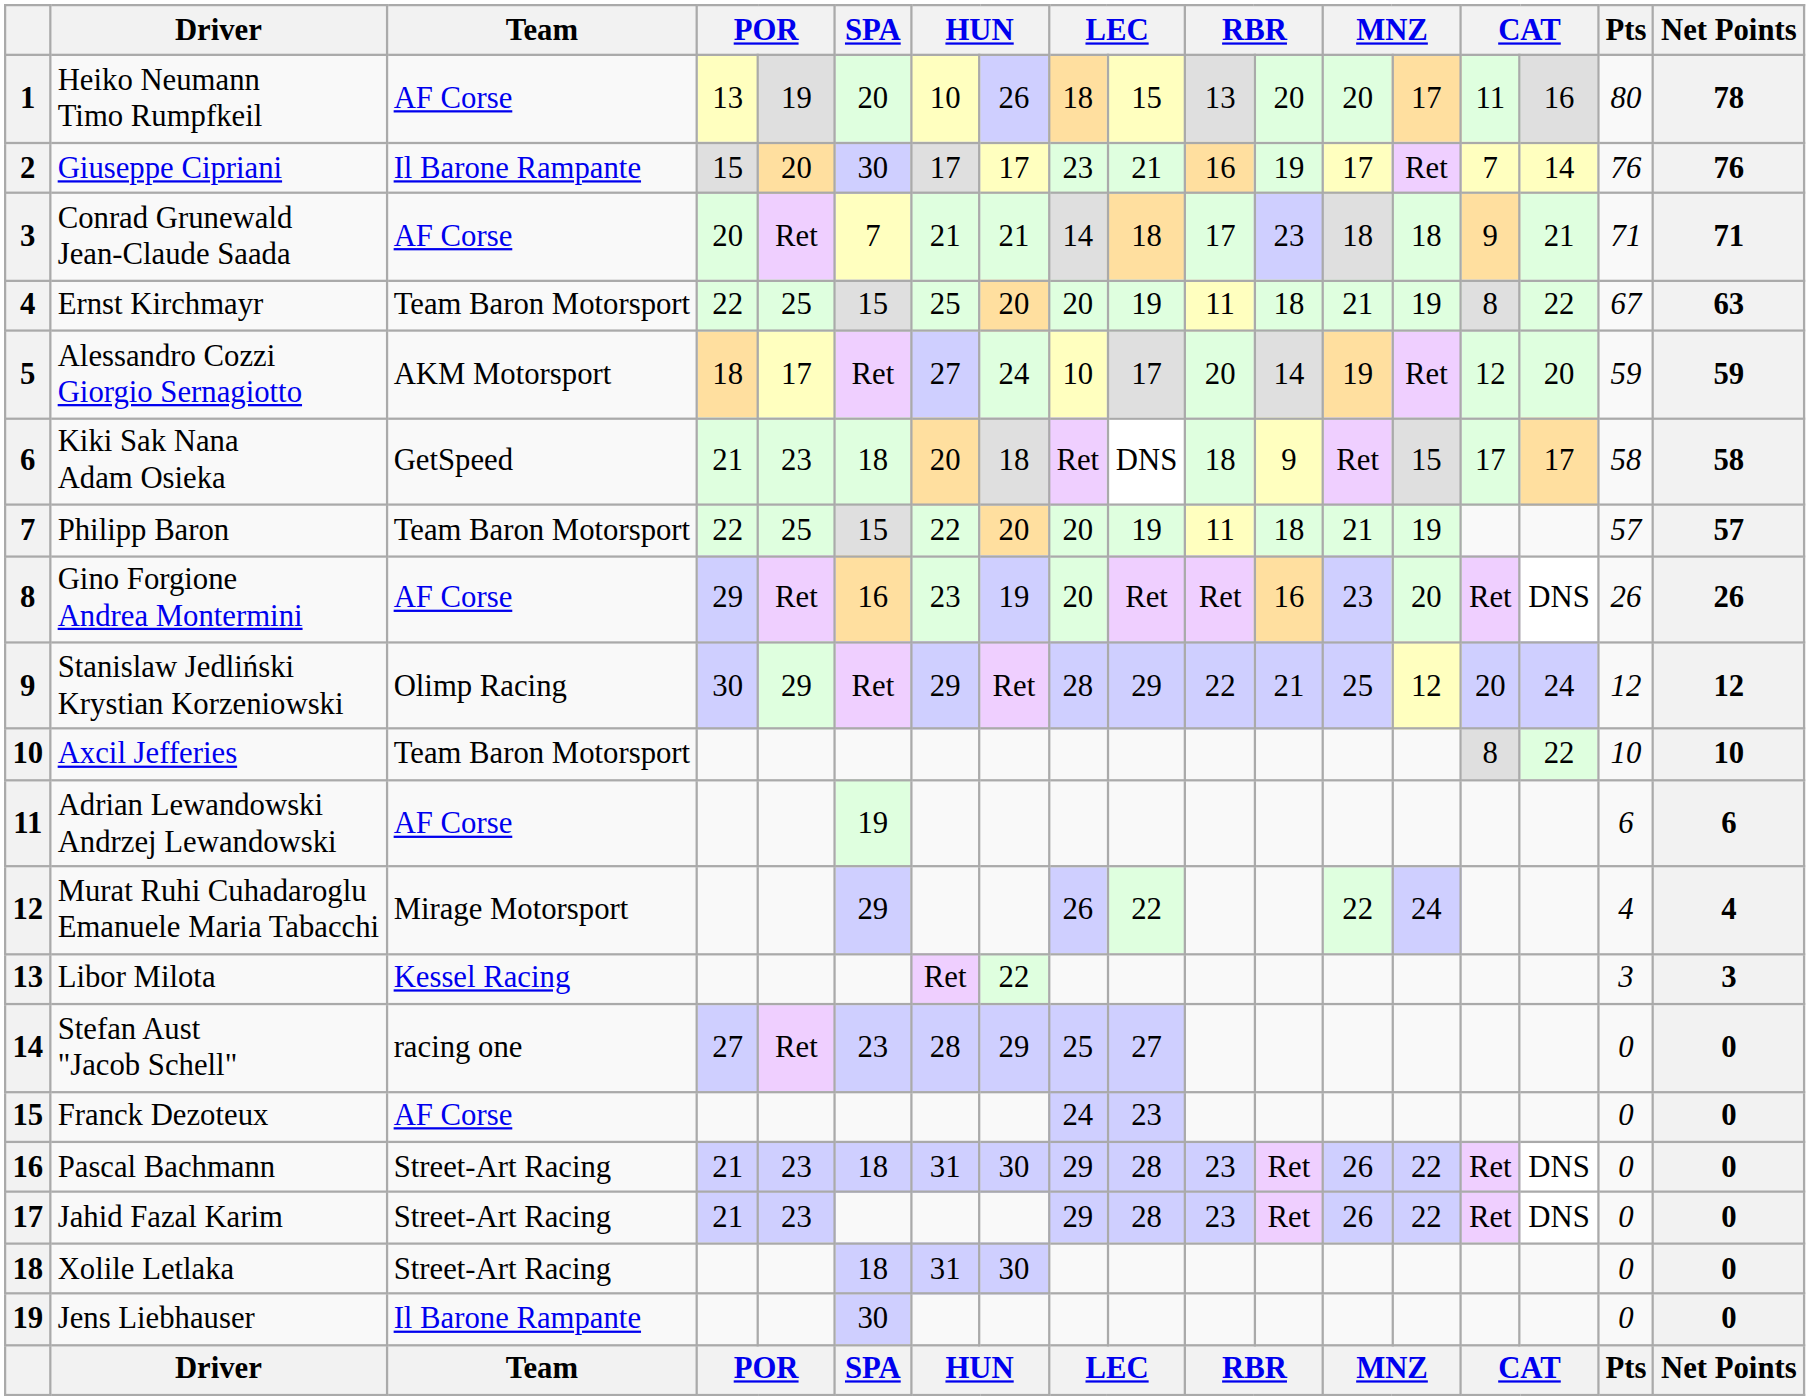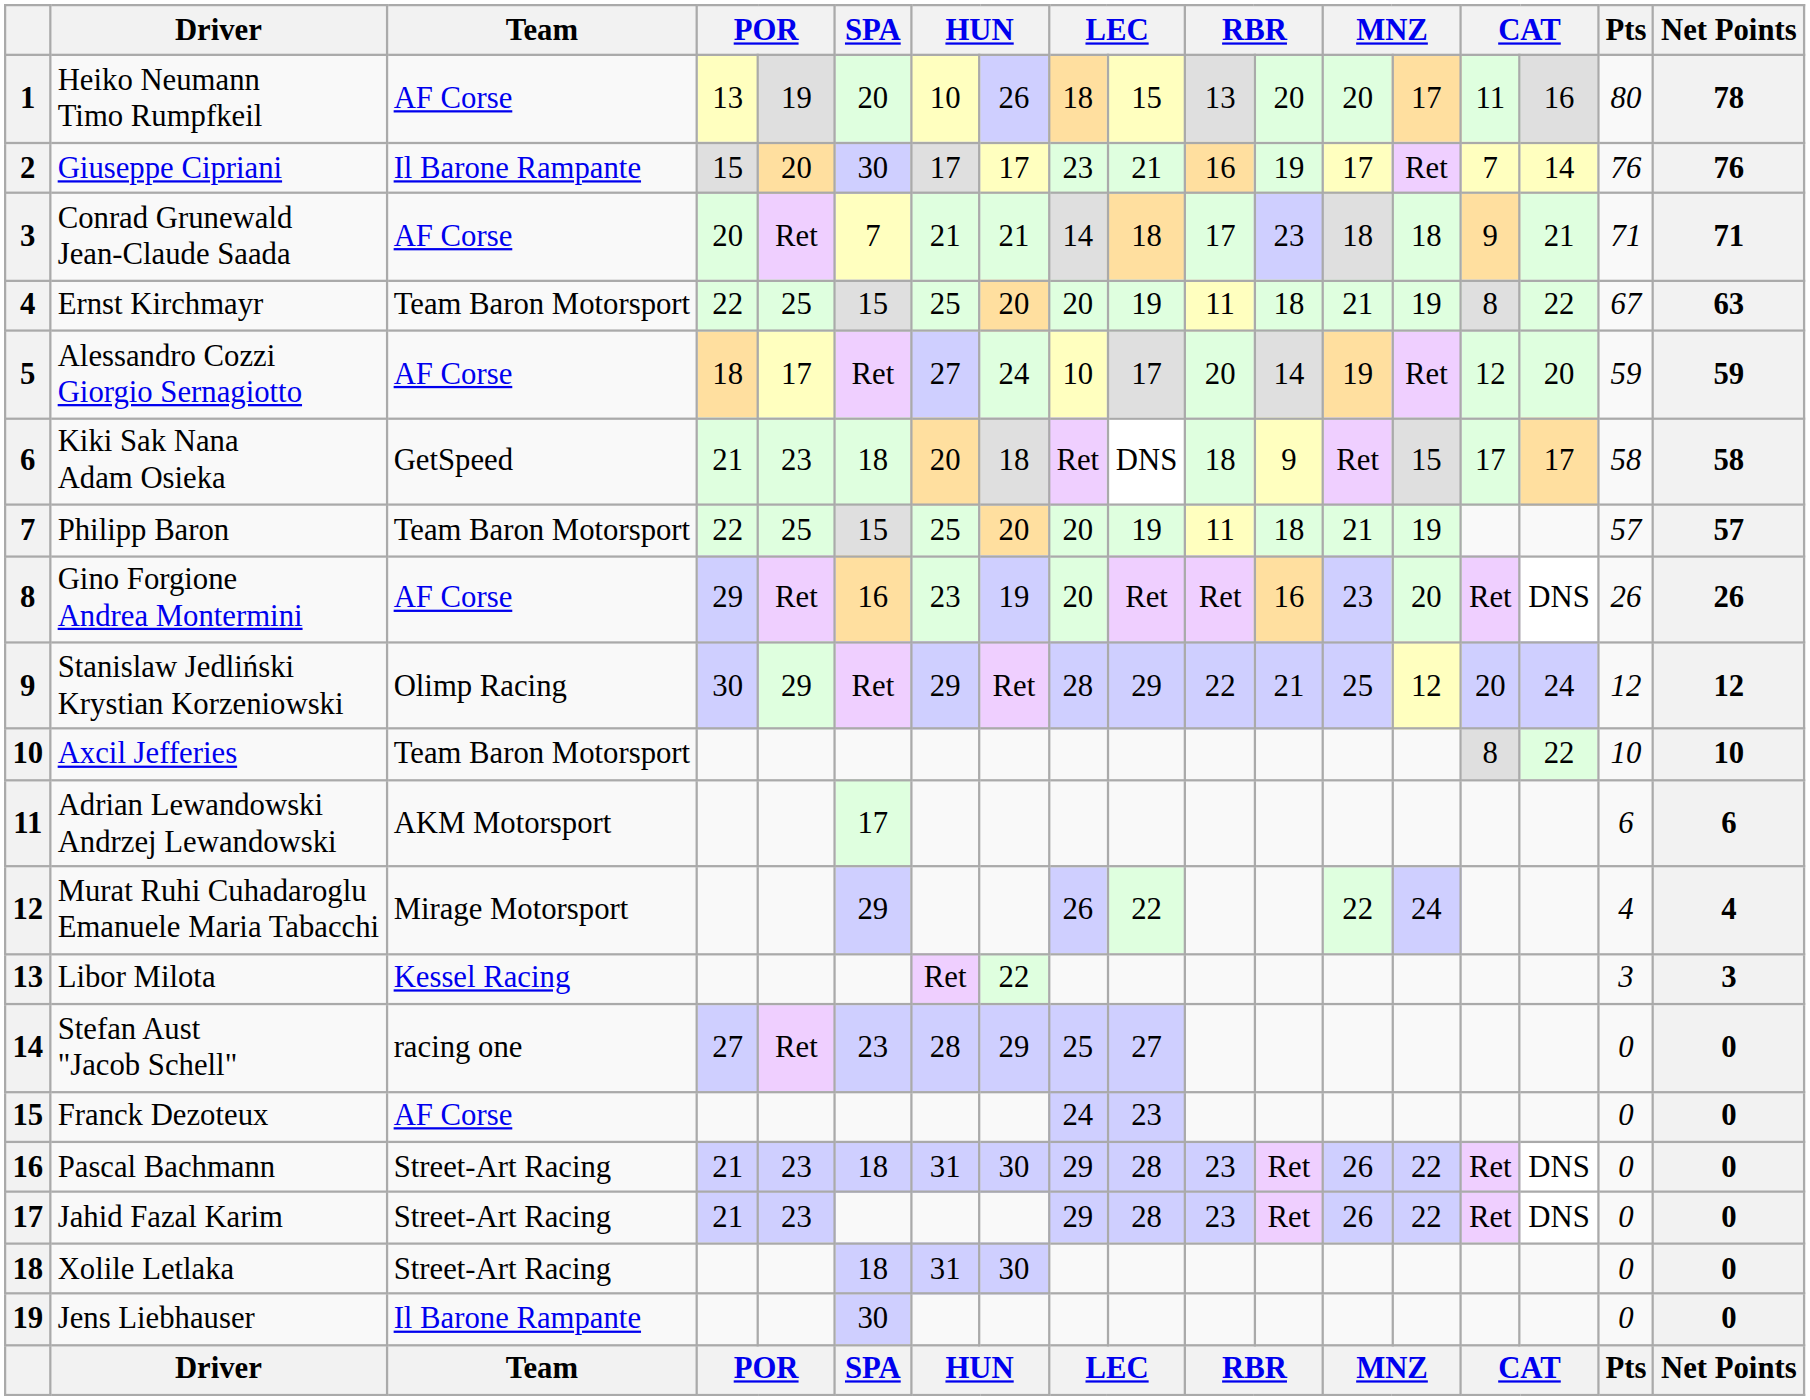(502, 373) AKM Motorsport -> (453, 373) AF Corse
(945, 529) 22 -> (945, 529) 25
(453, 822) AF Corse -> (502, 822) AKM Motorsport
(873, 822) 19 -> (873, 822) 17
